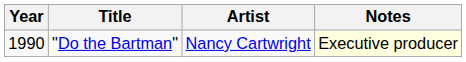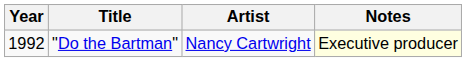(26, 43) 1990 -> (26, 43) 1992
